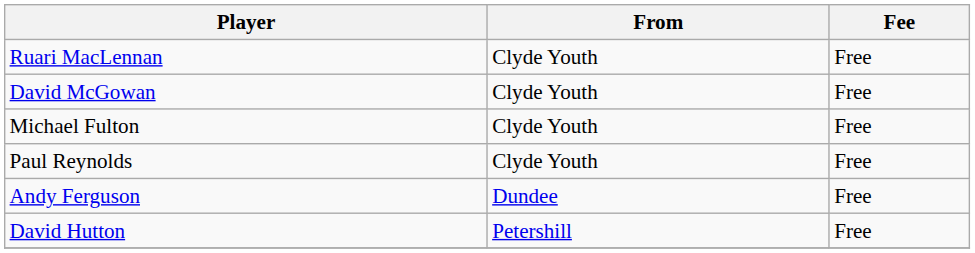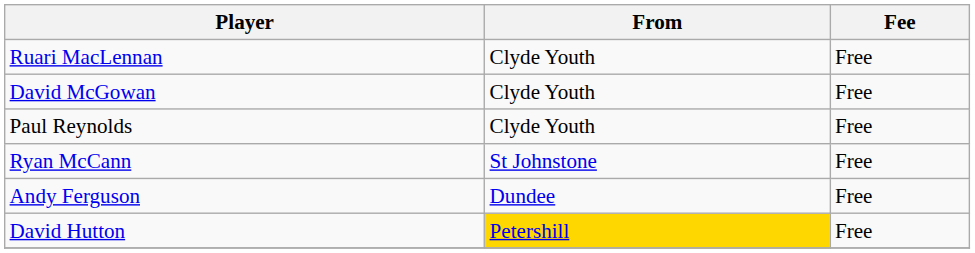- row: (74, 126)
+ row: (70, 161)
(532, 231) no background -> (529, 231) gold background
